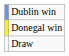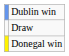rows swapped: (37, 28) <-> (22, 43)
